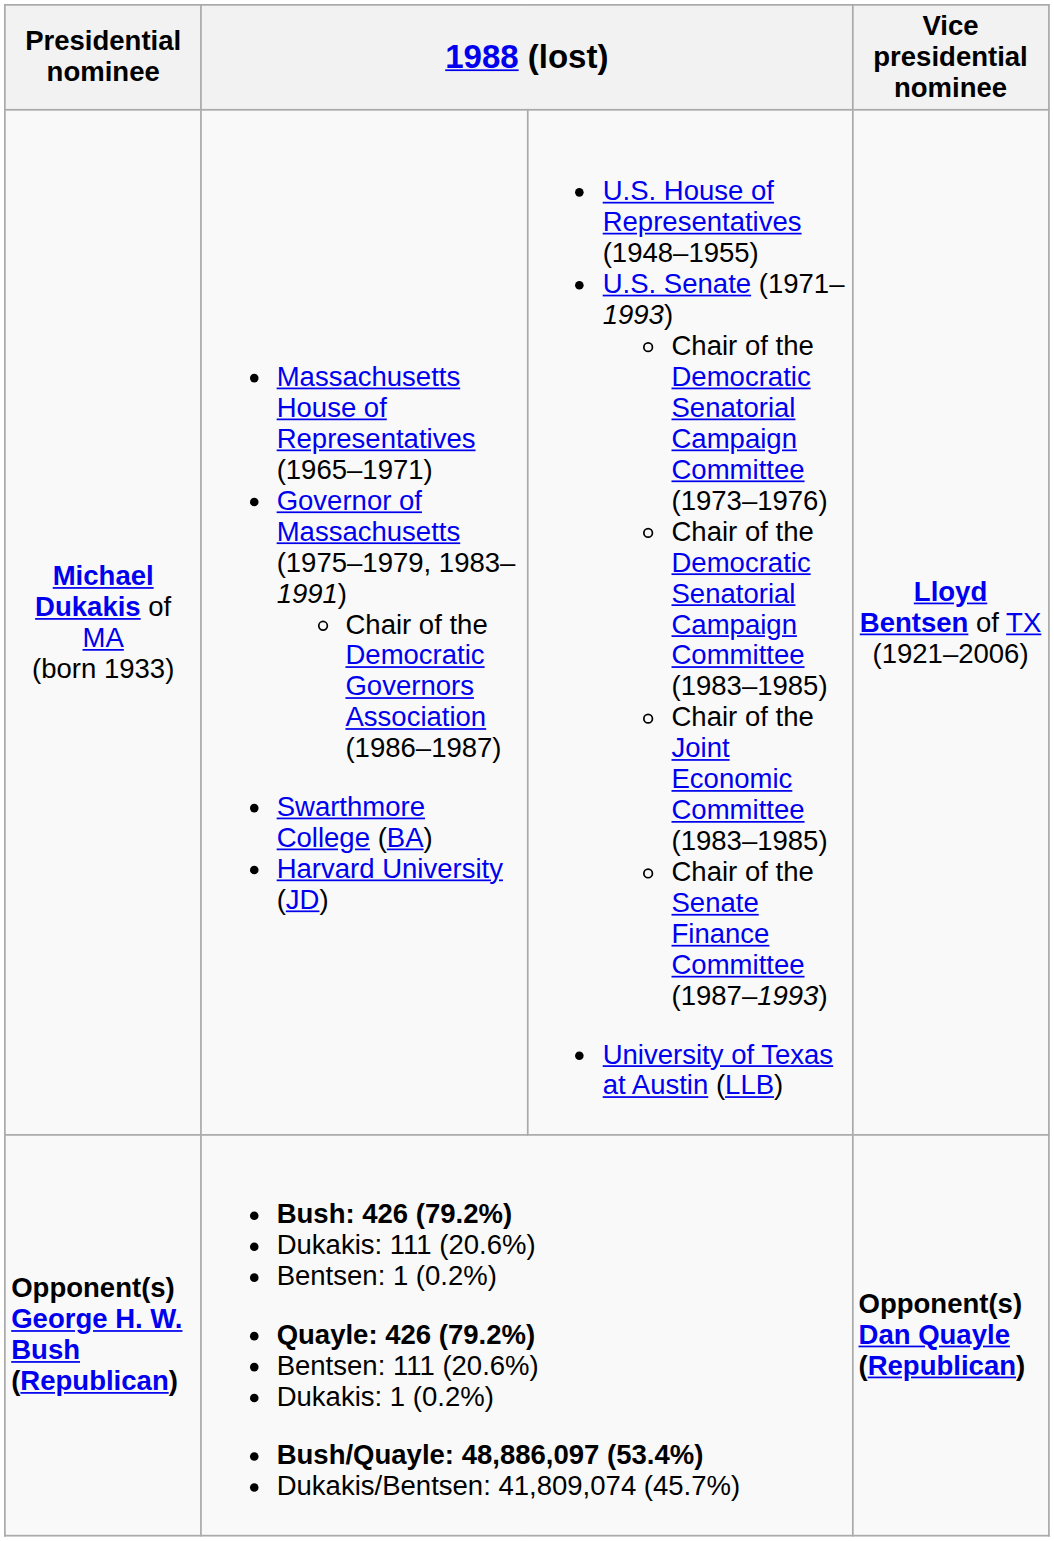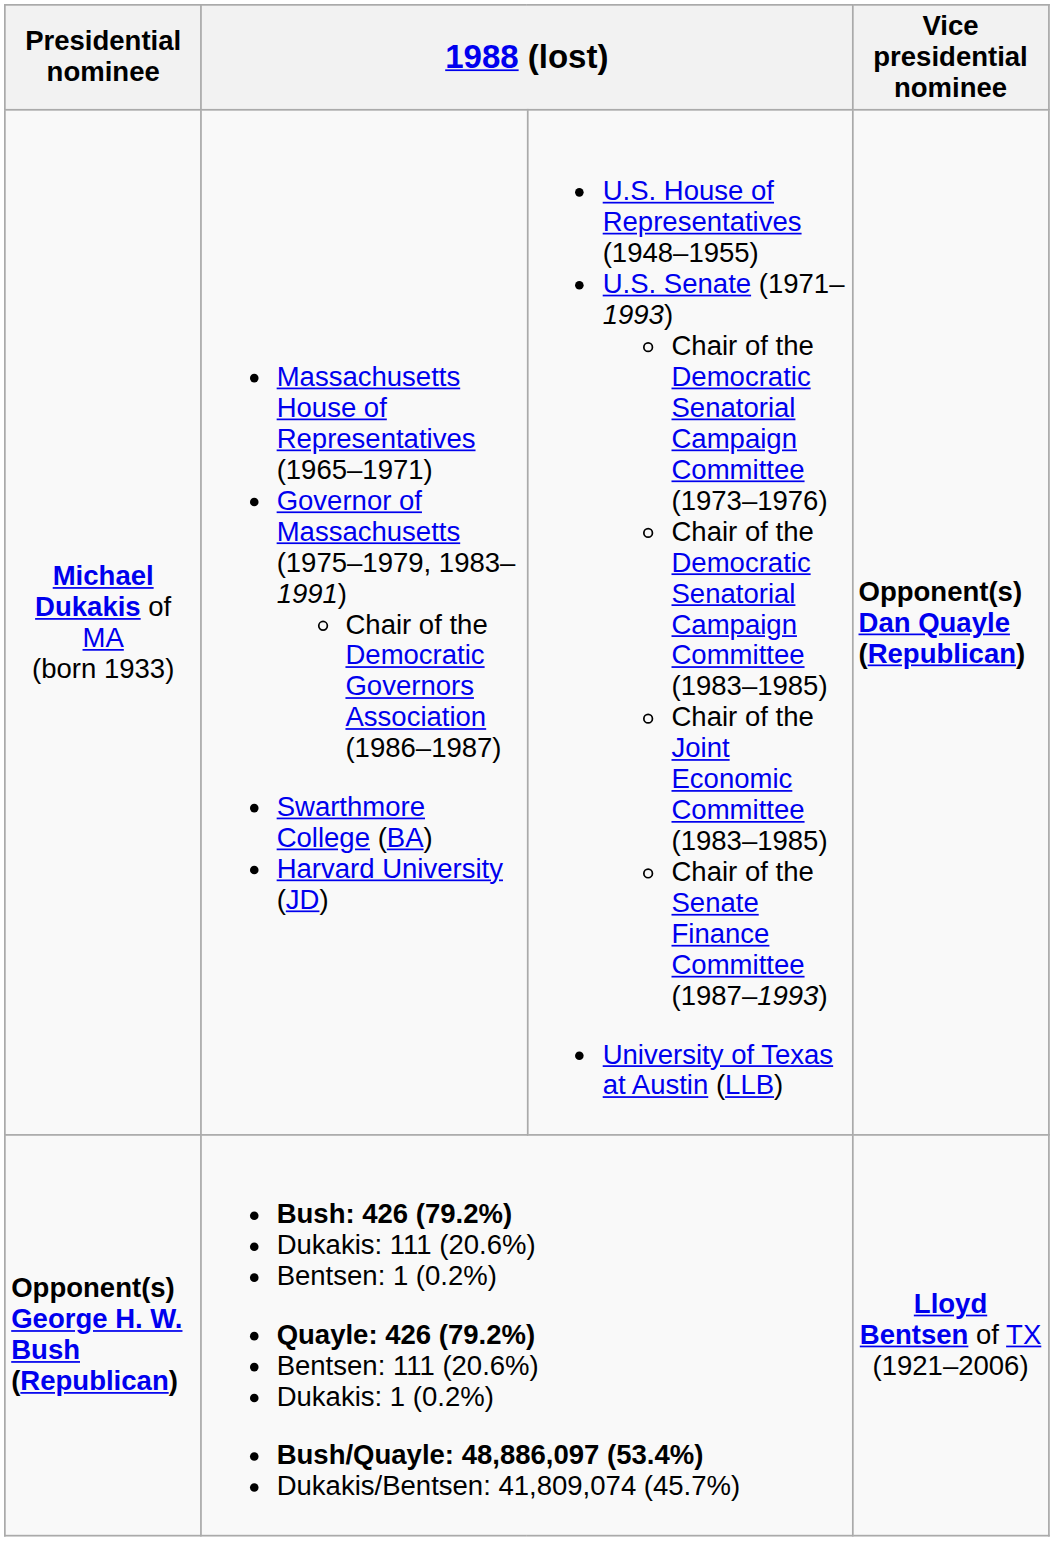(951, 622) Lloyd Bentsen of TX (1921–2006) -> (942, 622) Opponent(s) Dan Quayle (Republican)
(942, 1334) Opponent(s) Dan Quayle (Republican) -> (951, 1334) Lloyd Bentsen of TX (1921–2006)
